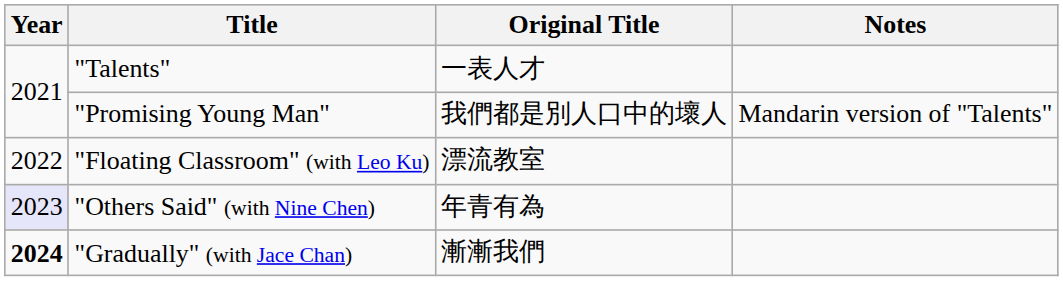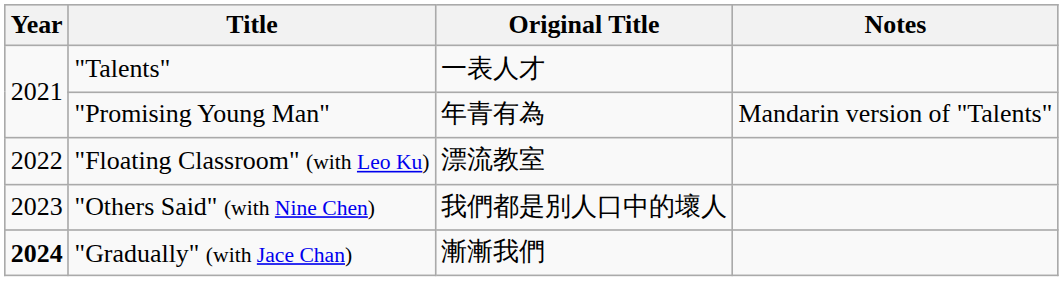(584, 113) 我們都是別人口中的壞人 -> (493, 113) 年青有為
(37, 206) lavender background -> (37, 206) no background
(493, 205) 年青有為 -> (584, 205) 我們都是別人口中的壞人
